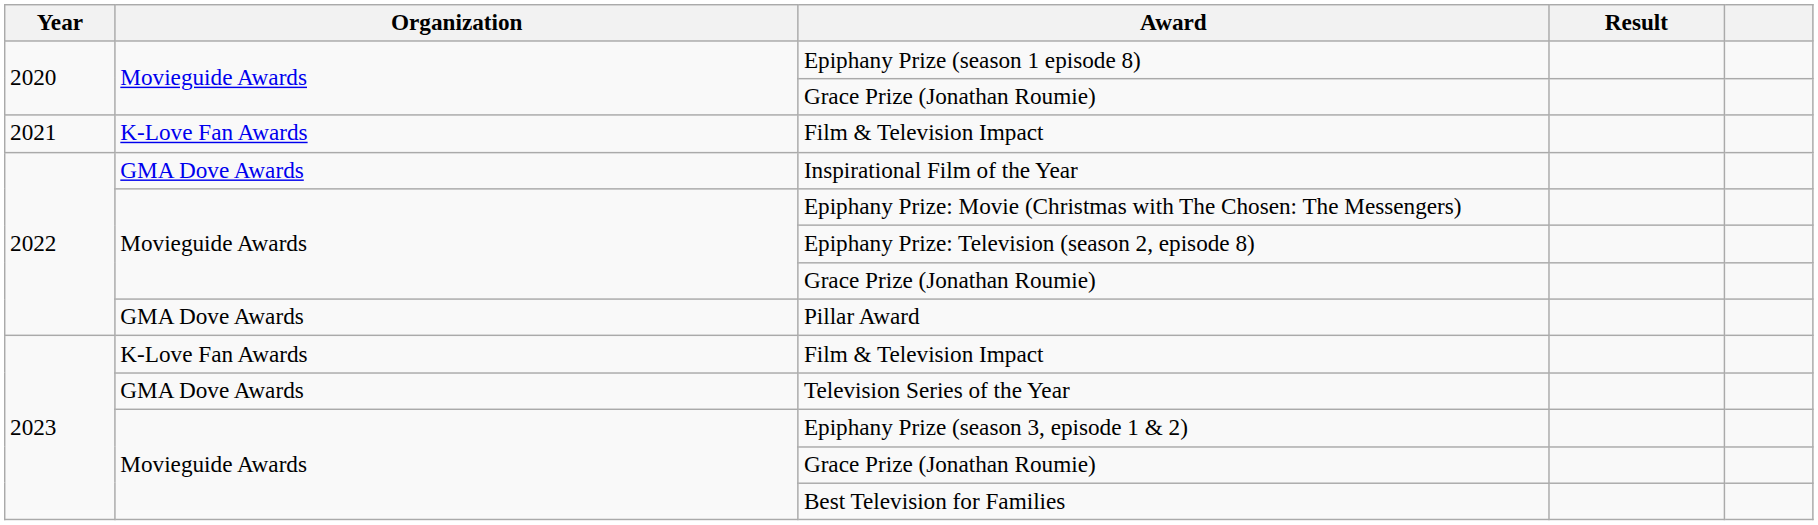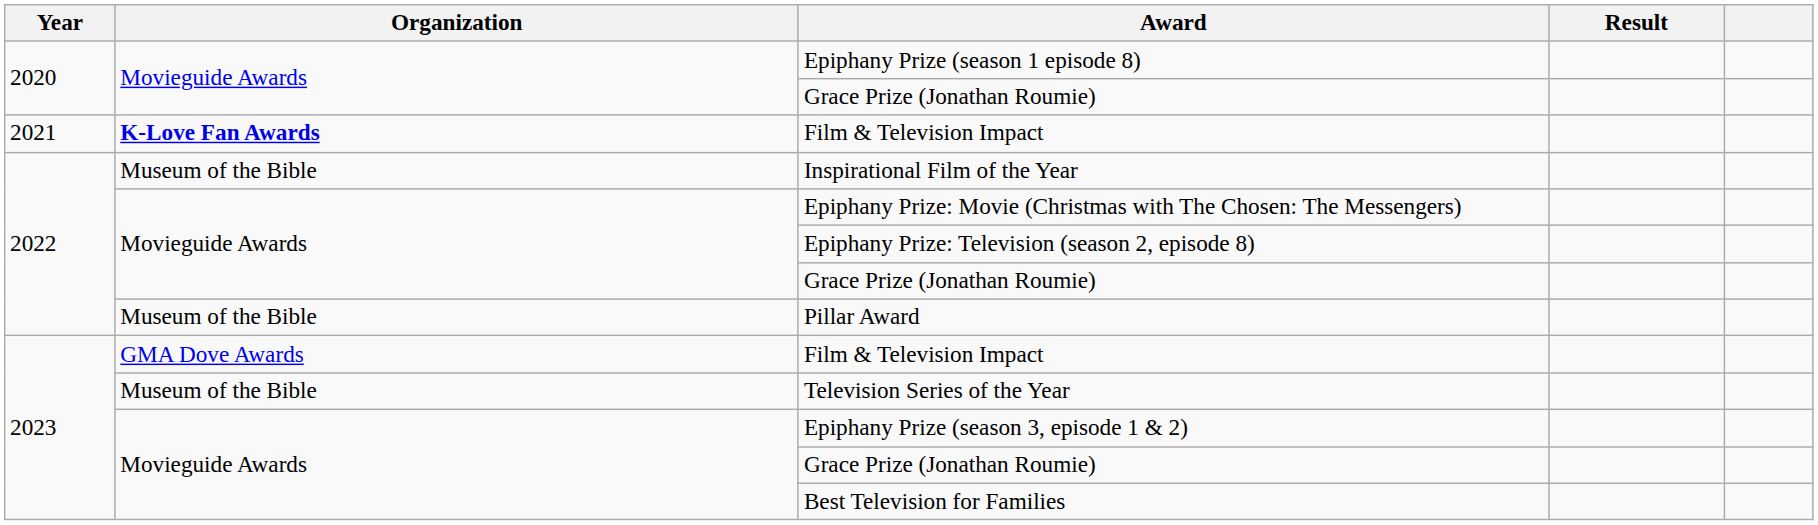(214, 133) normal -> (220, 133) bold
(212, 170) GMA Dove Awards -> (219, 170) Museum of the Bible
(212, 317) GMA Dove Awards -> (219, 317) Museum of the Bible
(214, 354) K-Love Fan Awards -> (212, 354) GMA Dove Awards
(212, 390) GMA Dove Awards -> (219, 390) Museum of the Bible
